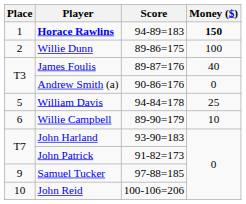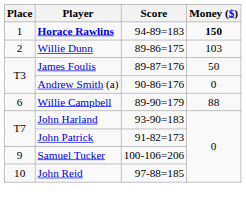(214, 48) 100 -> (214, 48) 103
(214, 66) 40 -> (214, 66) 50
- row: (70, 102)
(214, 119) 10 -> (214, 102) 88
(159, 173) 97-88=185 -> (154, 155) 100-106=206
(154, 191) 100-106=206 -> (159, 173) 97-88=185
